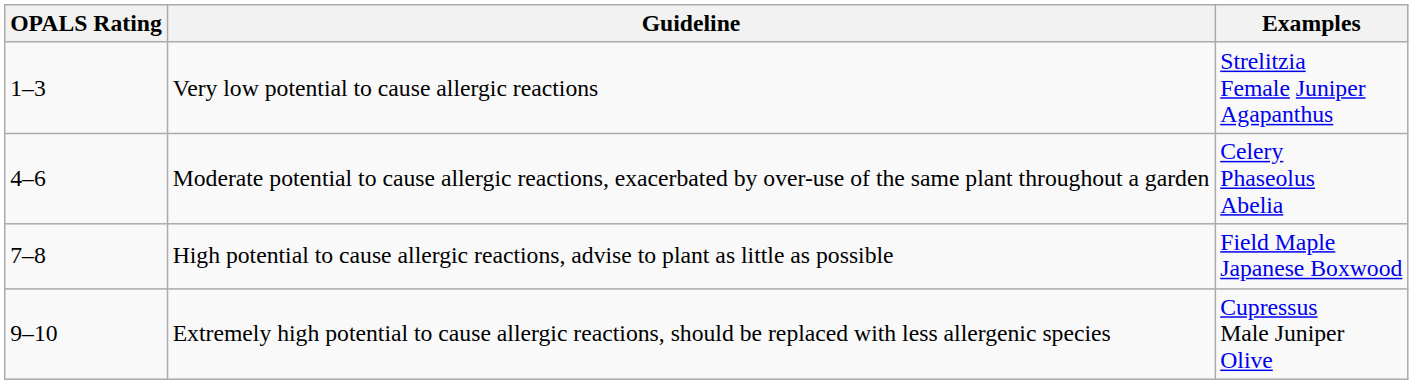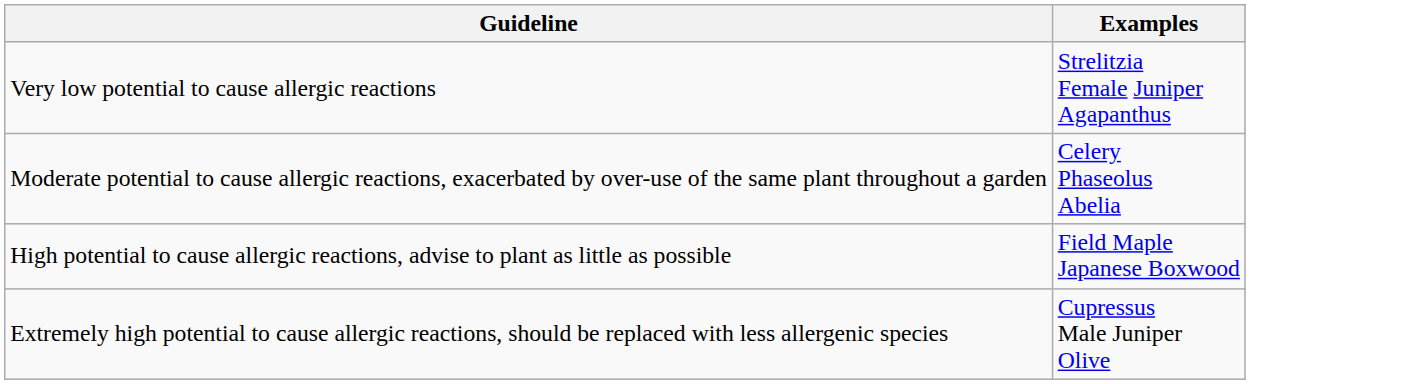- column: (86, 23)
